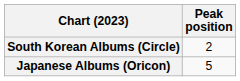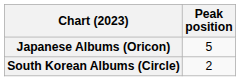rows swapped: (93, 66) <-> (93, 47)
